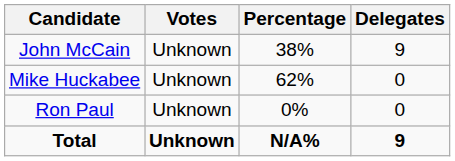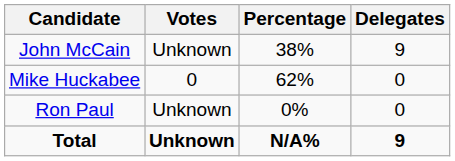(192, 79) Unknown -> (192, 79) 0
